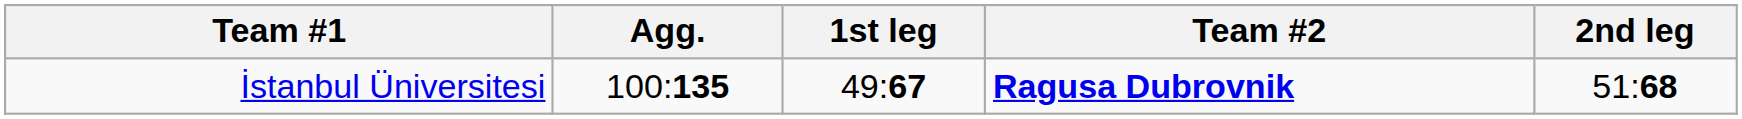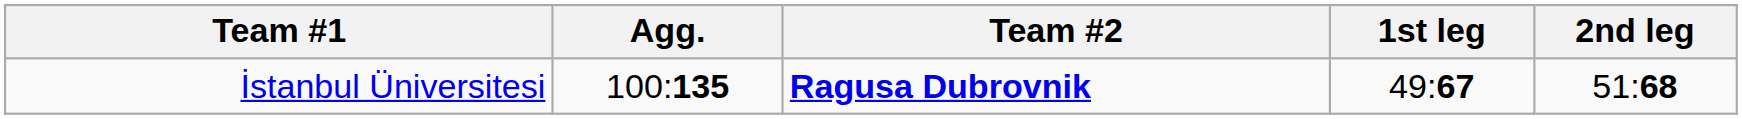columns swapped: (1259, 31) <-> (884, 31)
